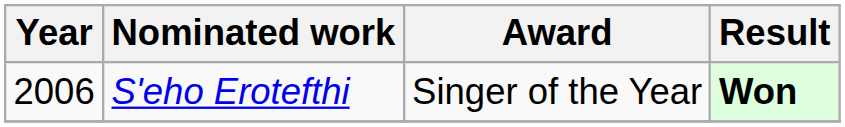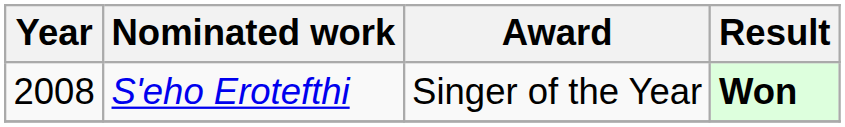(54, 91) 2006 -> (54, 91) 2008
